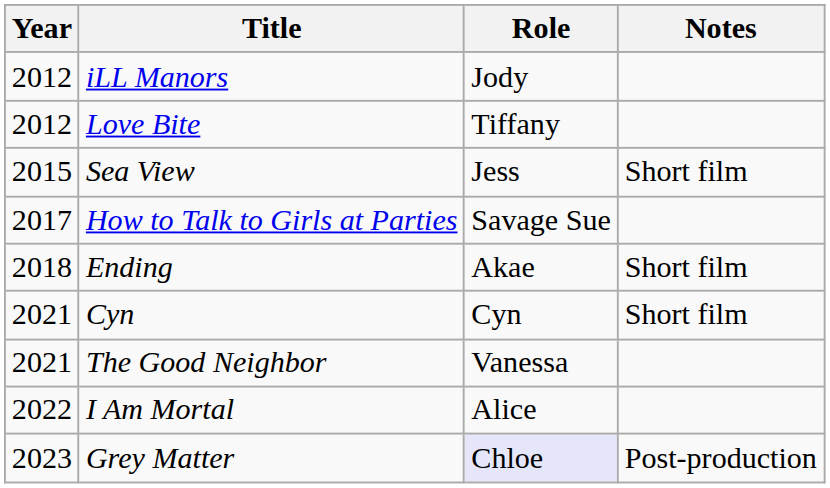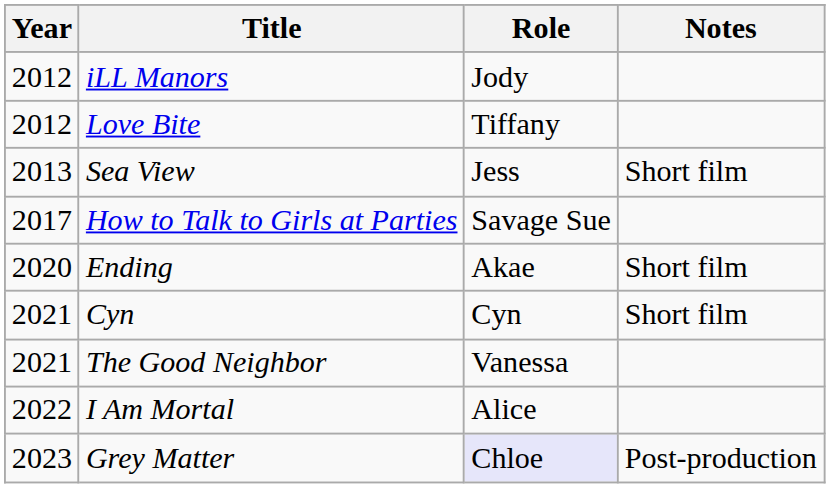(42, 171) 2015 -> (42, 171) 2013
(42, 266) 2018 -> (42, 266) 2020
